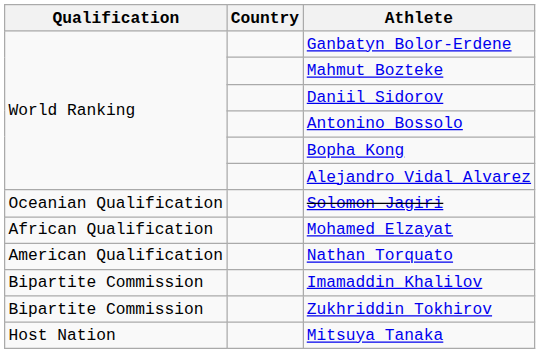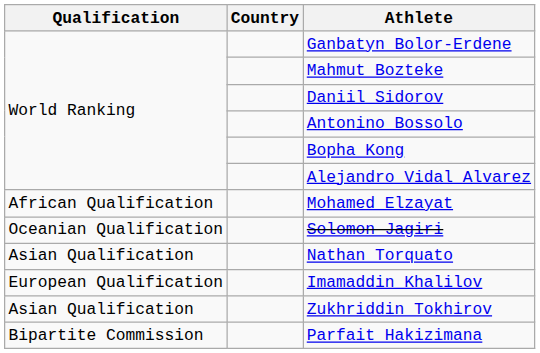rows swapped: (380, 230) <-> (375, 203)
(116, 256) American Qualification -> (101, 256) Asian Qualification
(106, 283) Bipartite Commission -> (116, 283) European Qualification
(106, 309) Bipartite Commission -> (101, 309) Asian Qualification
+ row: (395, 336)
- row: (375, 336)
